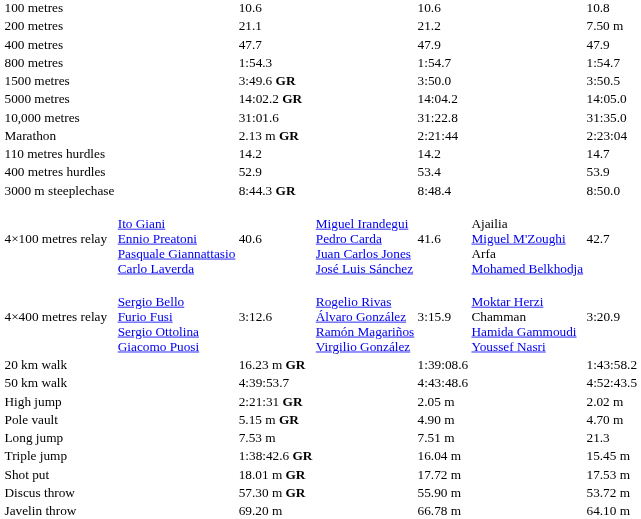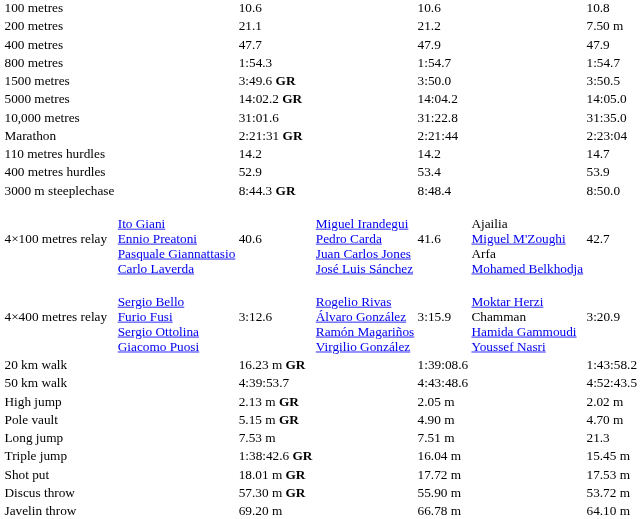(269, 135) 2.13 m GR -> (271, 135) 2:21:31 GR
(271, 401) 2:21:31 GR -> (269, 401) 2.13 m GR
